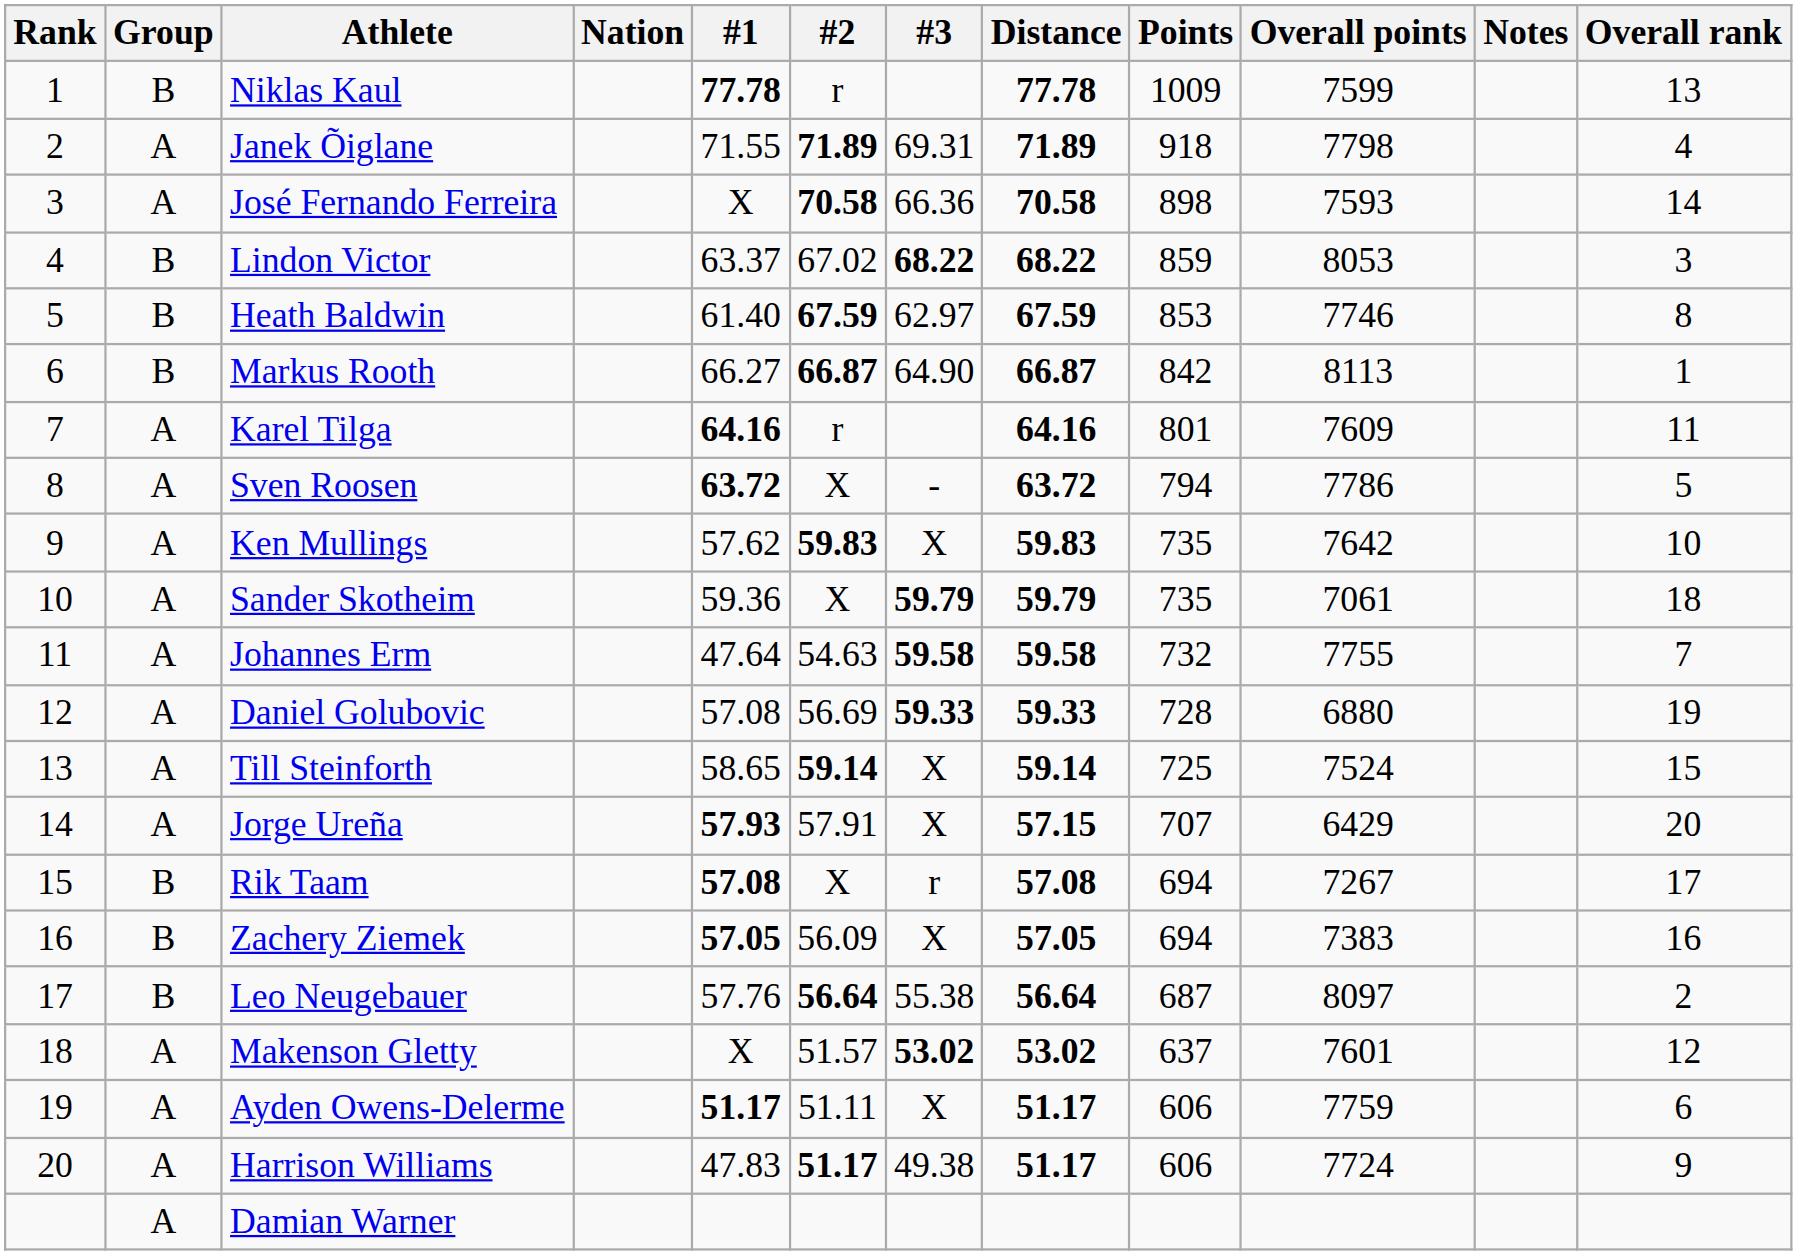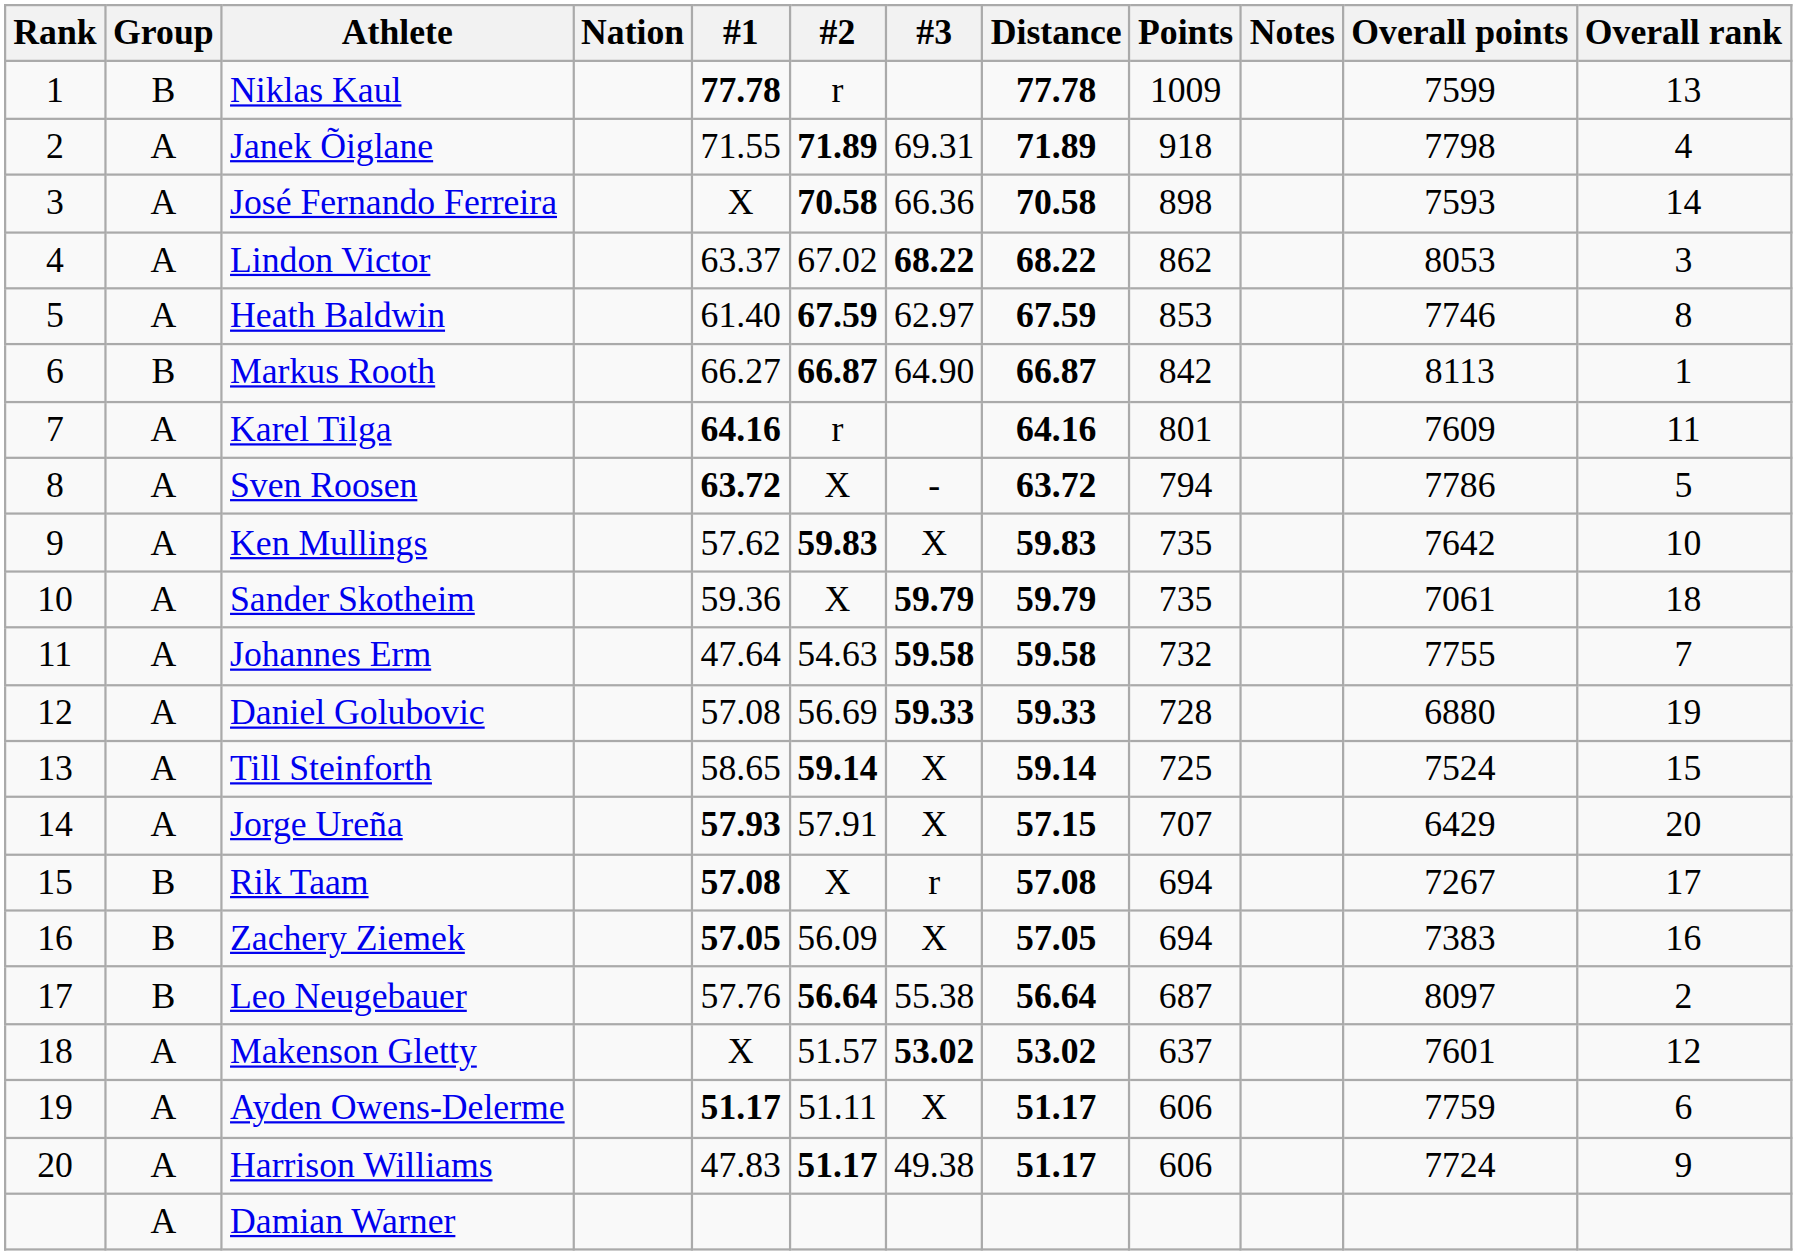columns swapped: (1526, 32) <-> (1358, 32)
(163, 259) B -> (163, 259) A
(1186, 259) 859 -> (1186, 259) 862
(163, 315) B -> (163, 315) A
